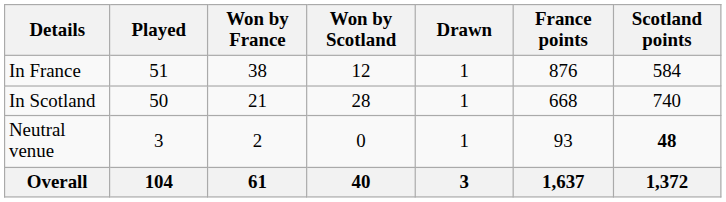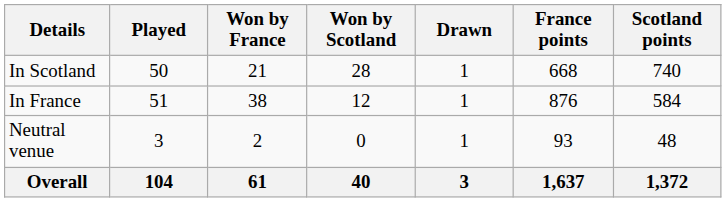rows swapped: (45, 70) <-> (52, 100)
(667, 141) bold -> (667, 141) normal
